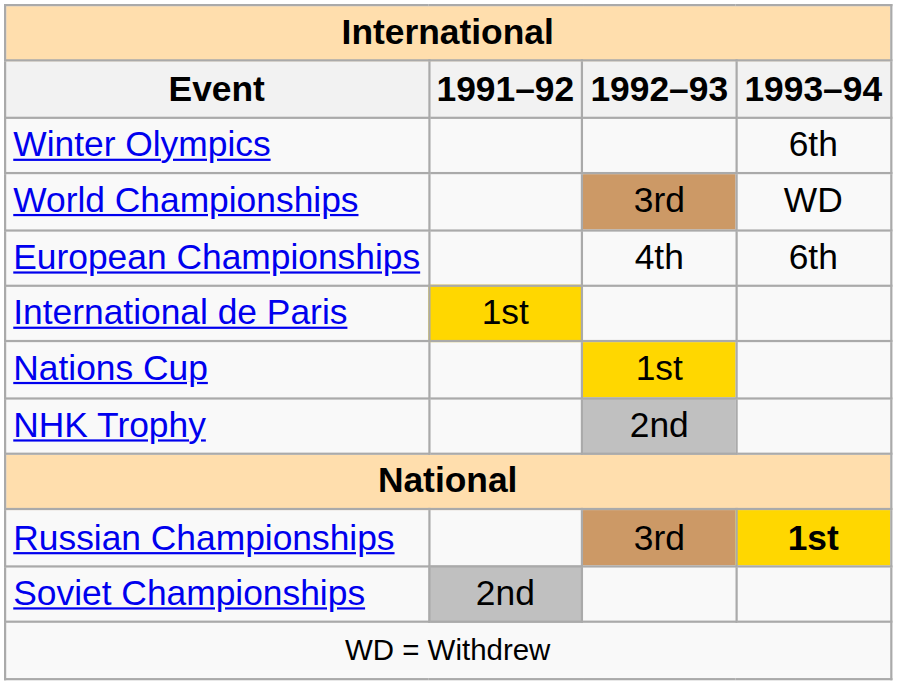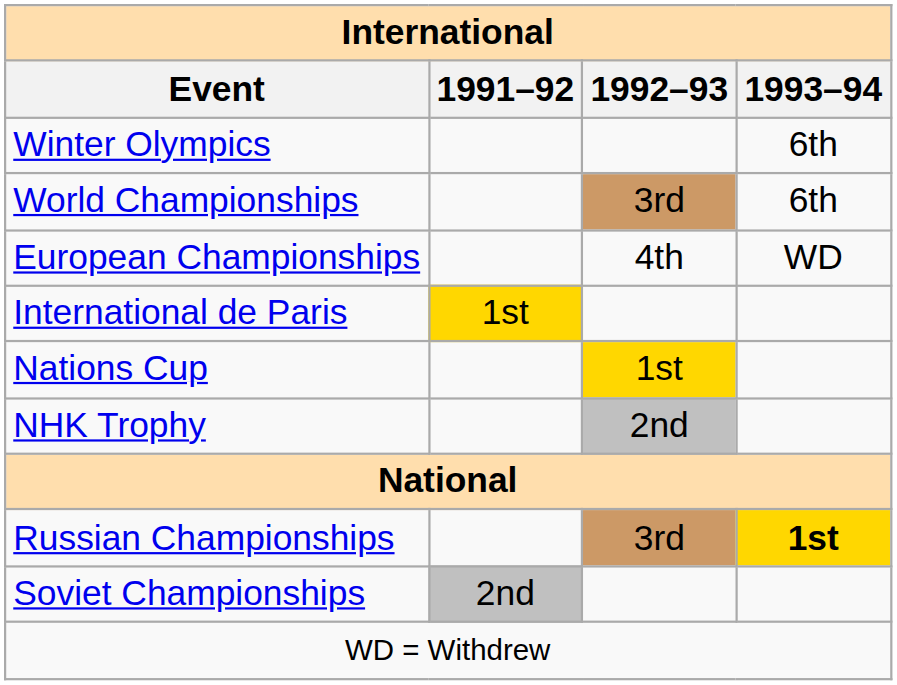(813, 200) WD -> (813, 200) 6th
(813, 256) 6th -> (813, 256) WD
